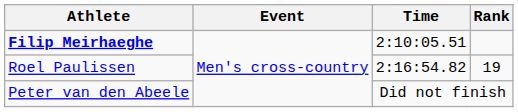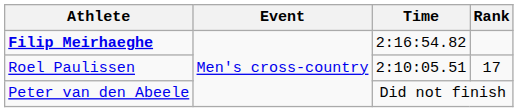(421, 42) 2:10:05.51 -> (421, 42) 2:16:54.82
(421, 68) 2:16:54.82 -> (421, 68) 2:10:05.51
(492, 68) 19 -> (492, 68) 17
